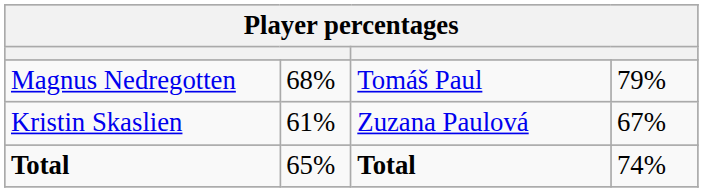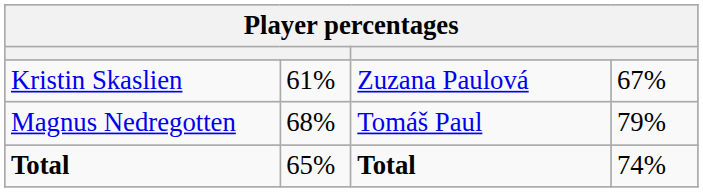rows swapped: (97, 122) <-> (123, 80)
